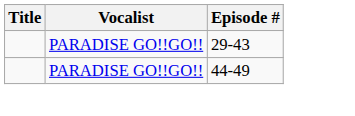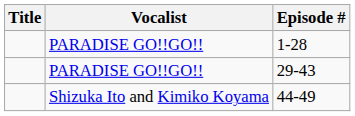+ row: (292, 44)
(126, 70) PARADISE GO!!GO!! -> (159, 96) Shizuka Ito and Kimiko Koyama
